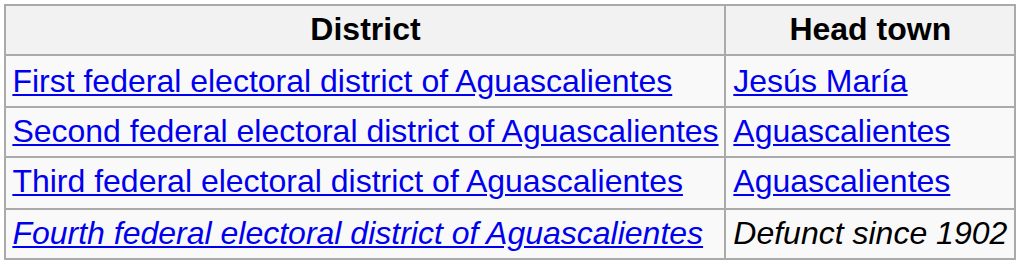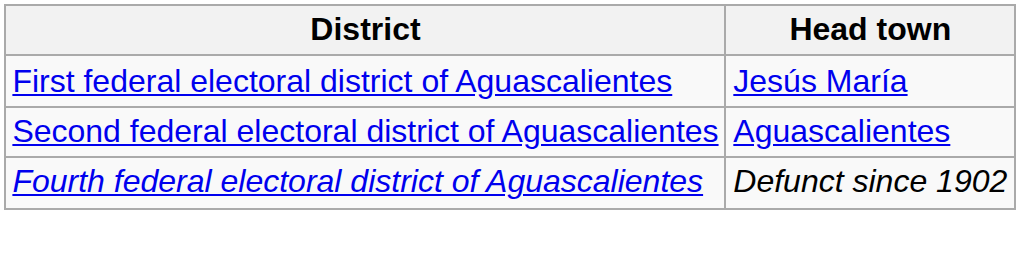- row: (348, 182)
